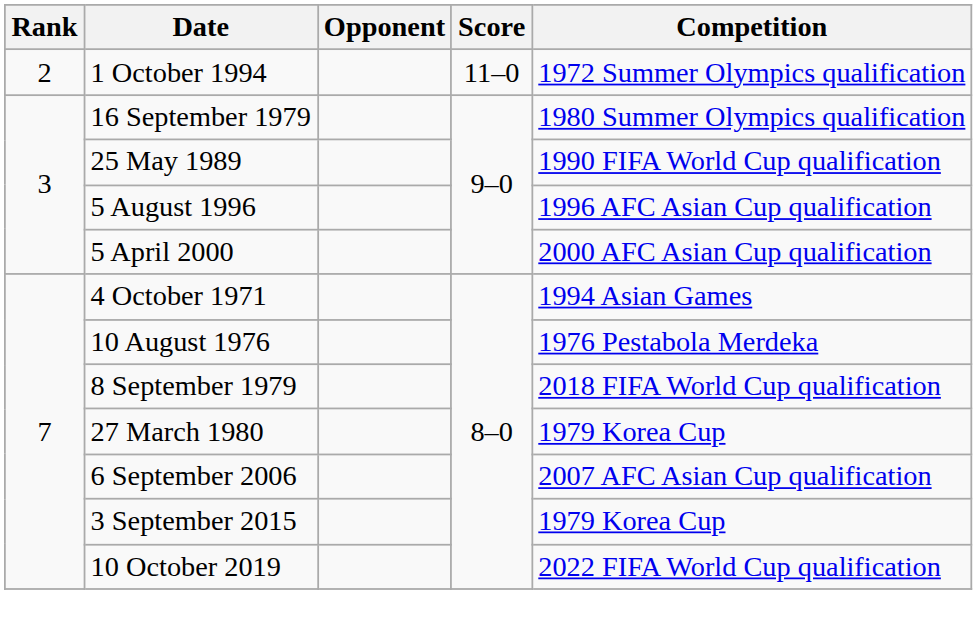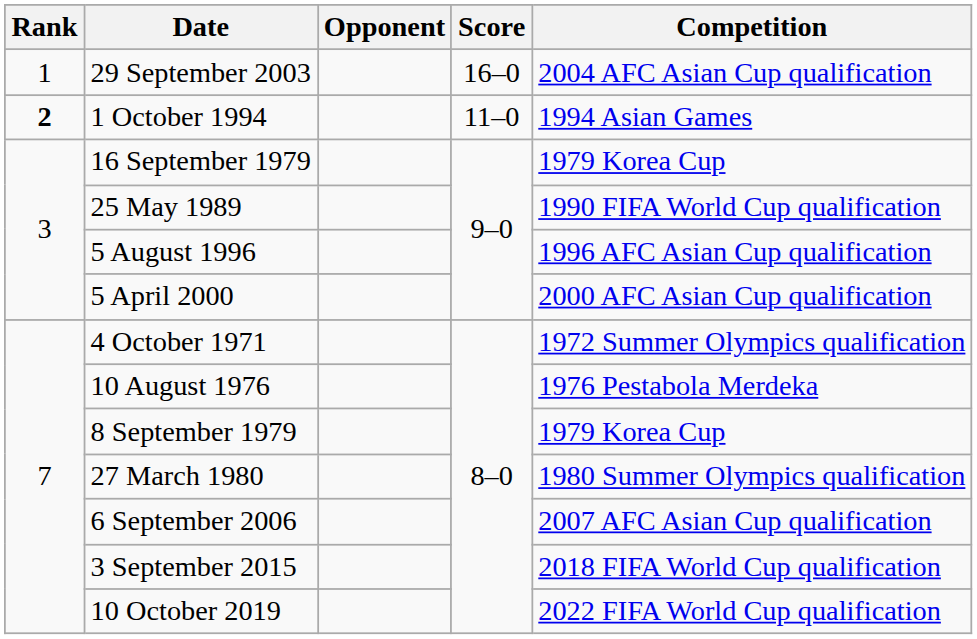+ row: (201, 71)
(44, 71) normal -> (44, 116) bold
(752, 71) 1972 Summer Olympics qualification -> (645, 116) 1994 Asian Games
(752, 116) 1980 Summer Olympics qualification -> (632, 161) 1979 Korea Cup
(645, 296) 1994 Asian Games -> (752, 341) 1972 Summer Olympics qualification
(740, 386) 2018 FIFA World Cup qualification -> (632, 431) 1979 Korea Cup
(632, 431) 1979 Korea Cup -> (752, 476) 1980 Summer Olympics qualification
(632, 521) 1979 Korea Cup -> (740, 565) 2018 FIFA World Cup qualification
